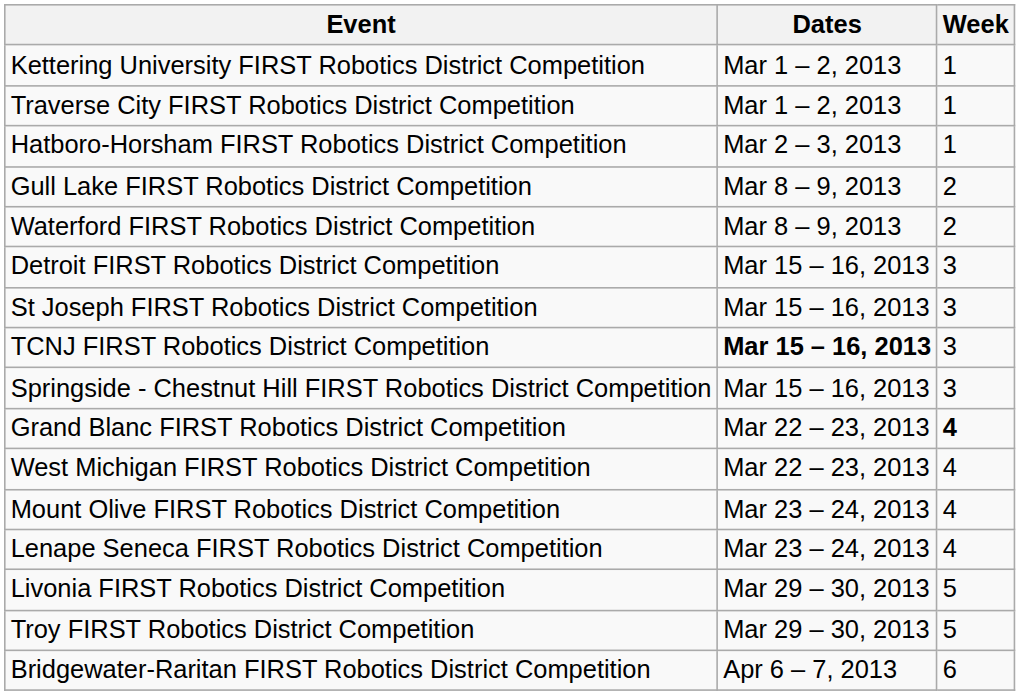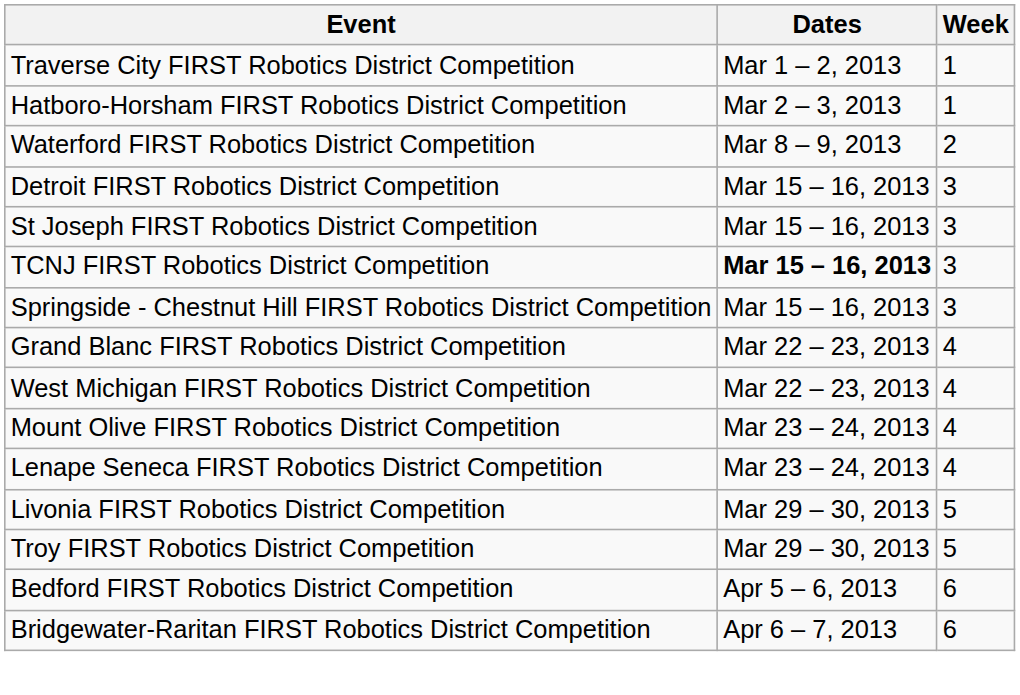- row: (328, 65)
- row: (271, 186)
(950, 428) bold -> (950, 347) normal
+ row: (262, 589)
